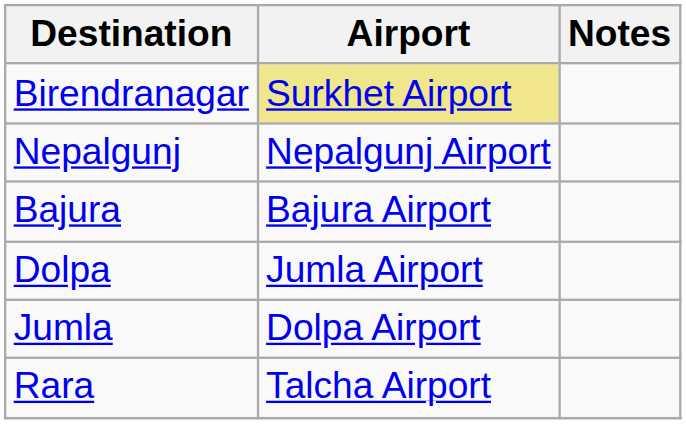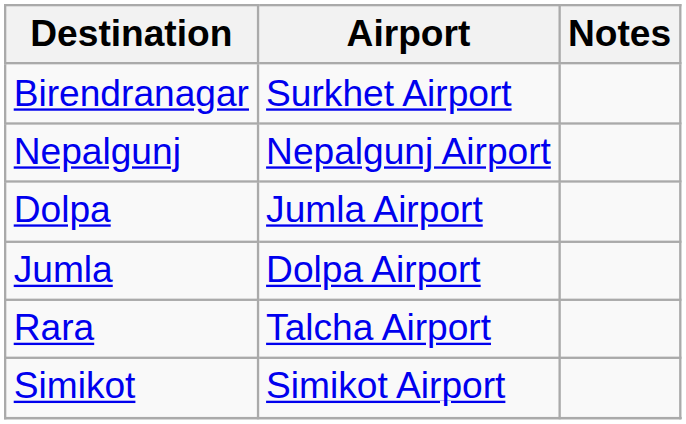(389, 92) khaki background -> (389, 92) no background
- row: (67, 210)
+ row: (75, 387)
